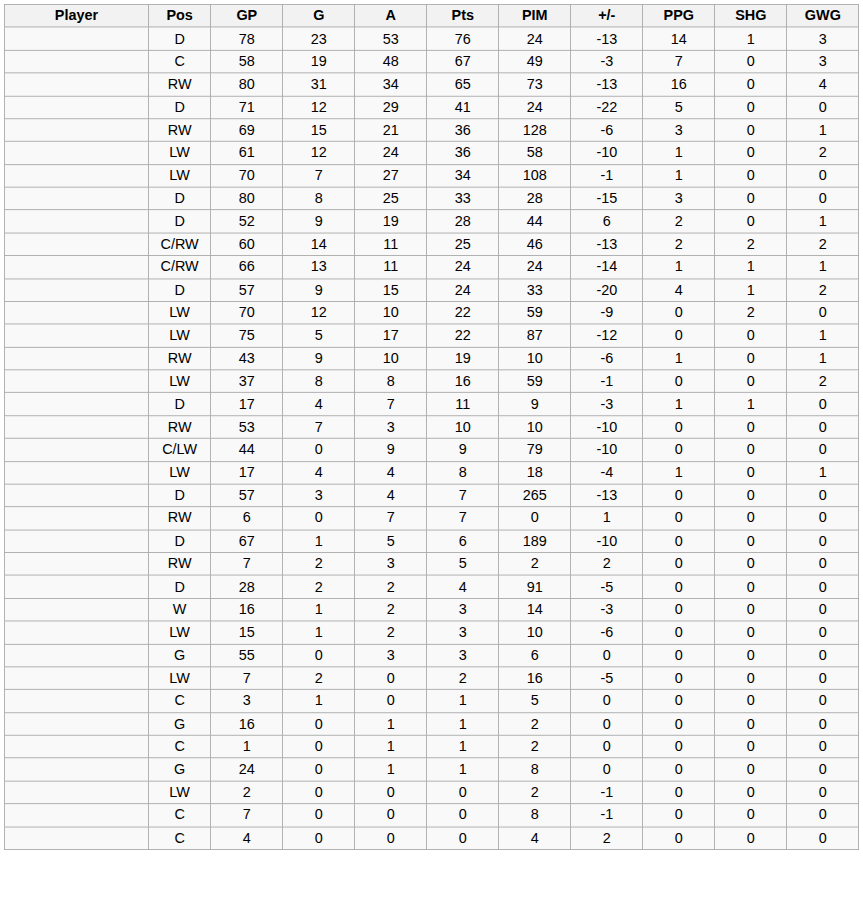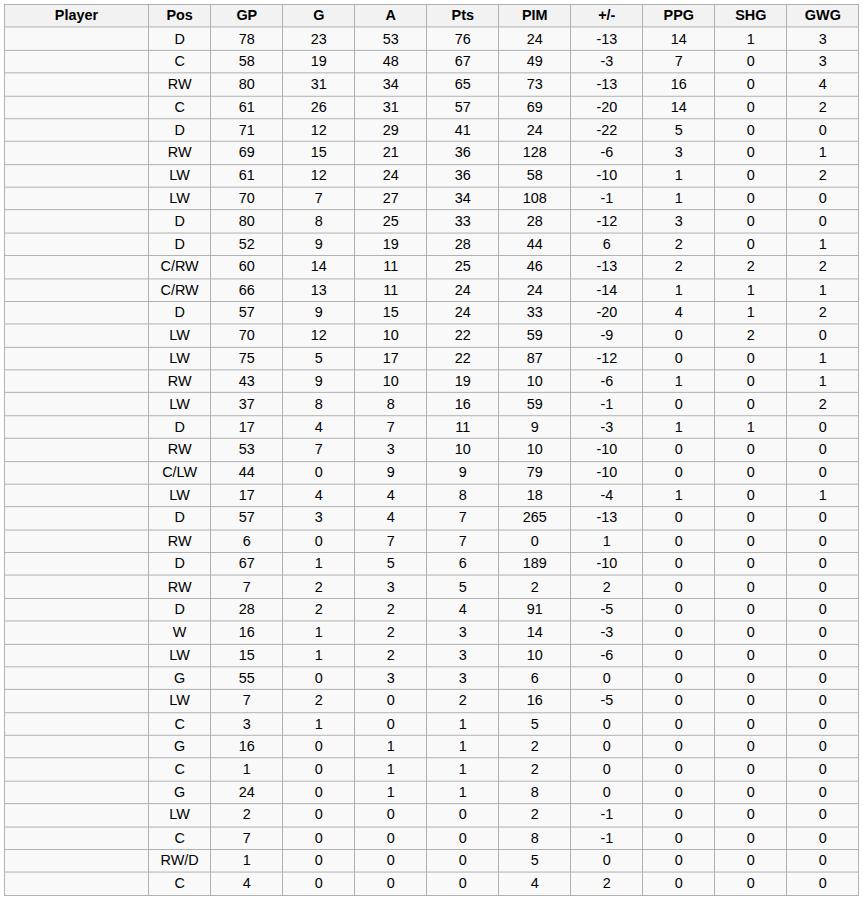+ row: (180, 107)
(607, 198) -15 -> (607, 221) -12
+ row: (180, 860)
